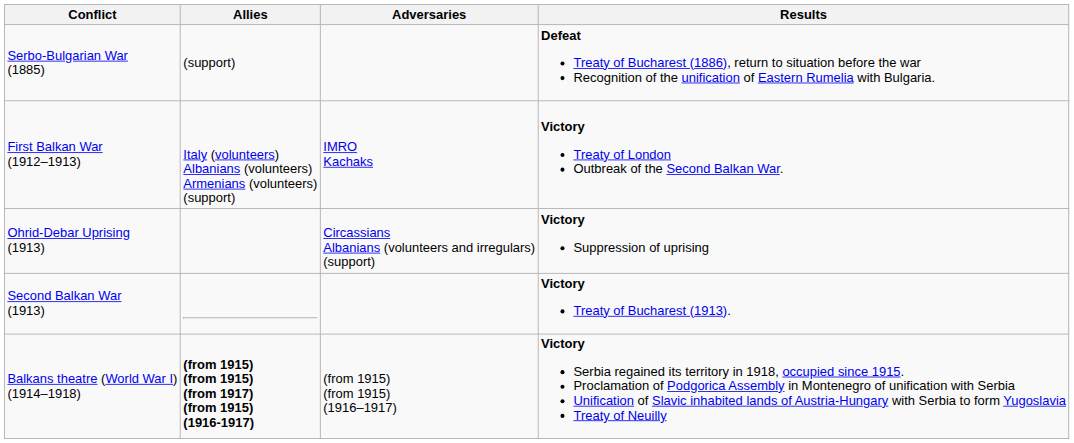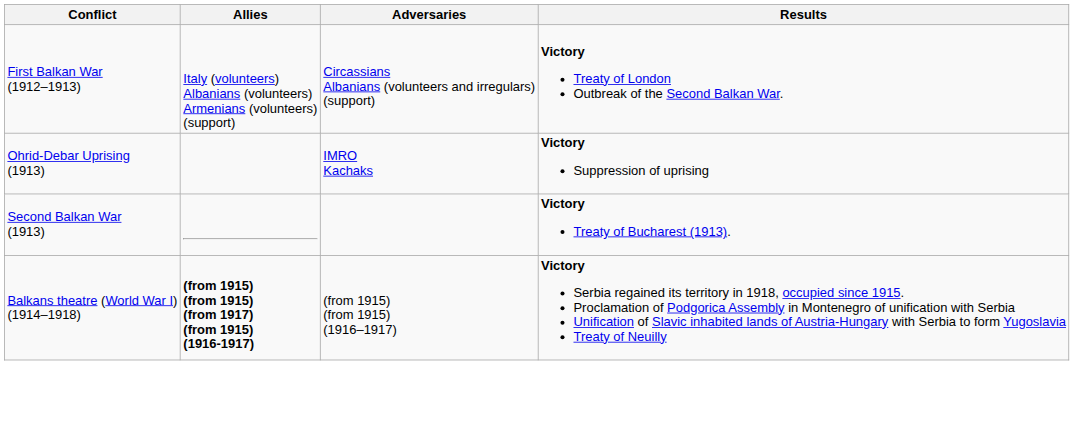- row: (68, 62)
(348, 154) IMRO Kachaks -> (429, 86) Circassians Albanians (volunteers and irregulars) (support)
(429, 248) Circassians Albanians (volunteers and irregulars) (support) -> (348, 163) IMRO Kachaks
